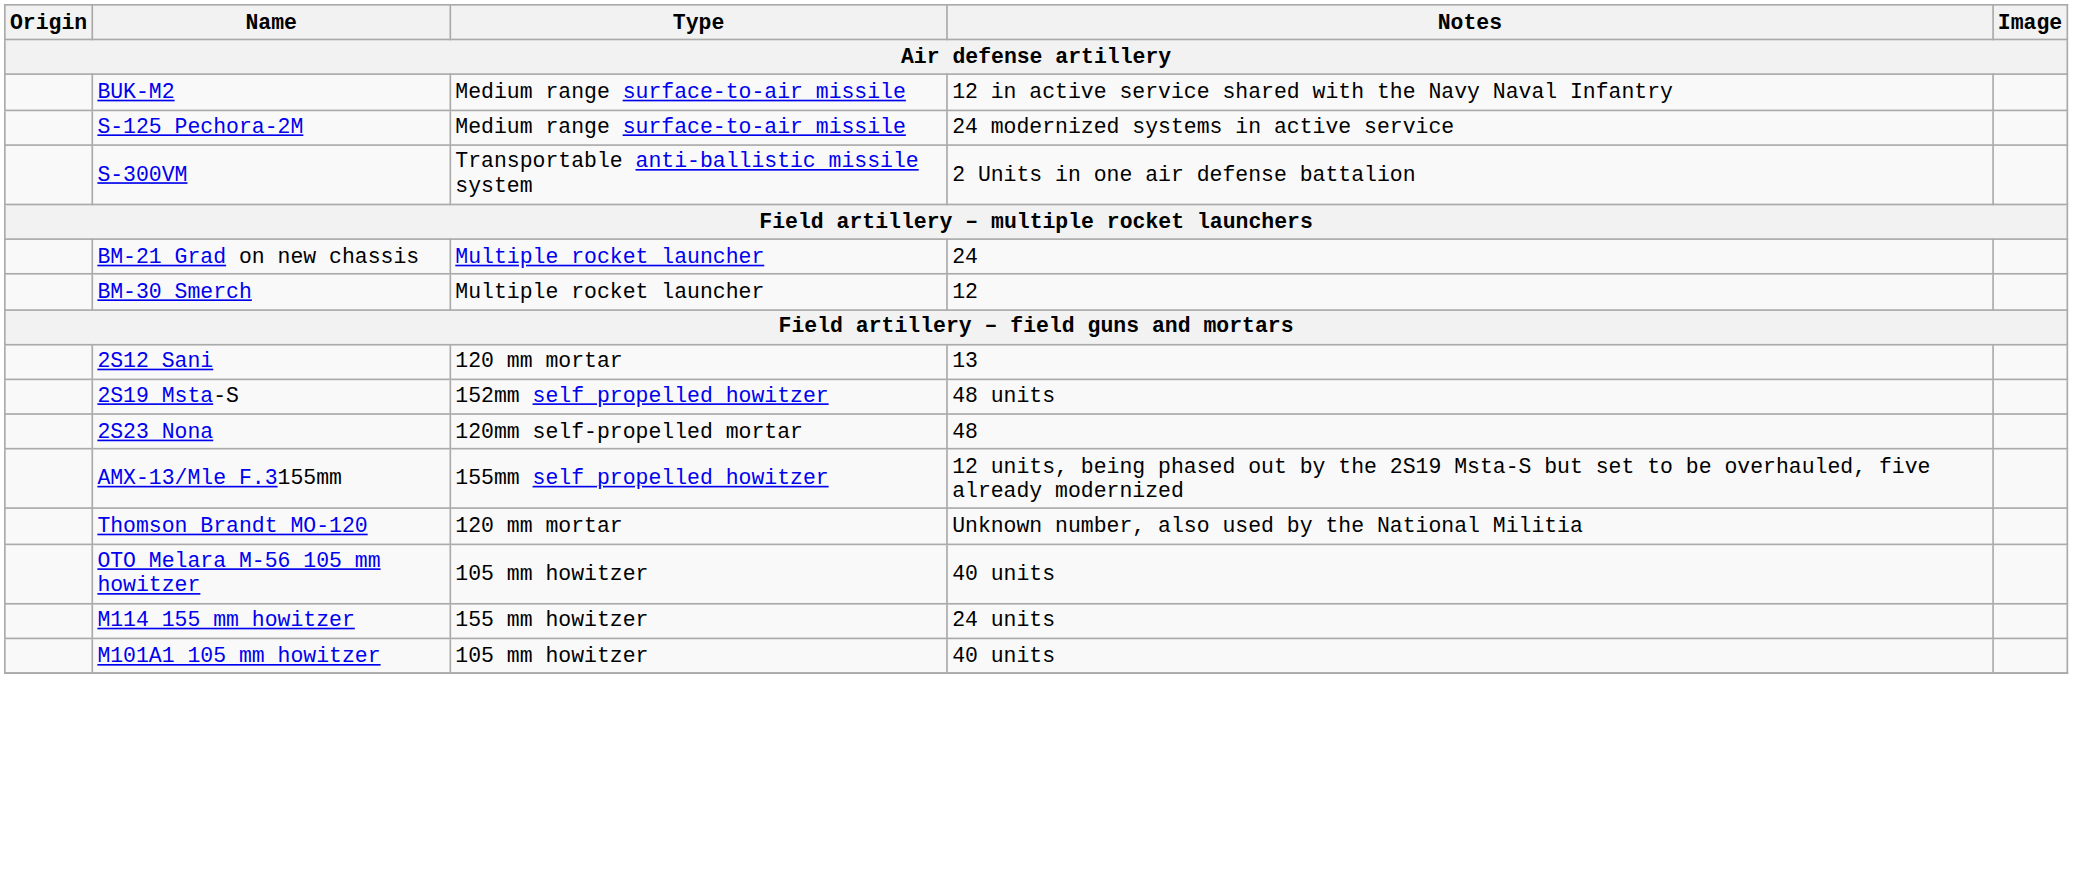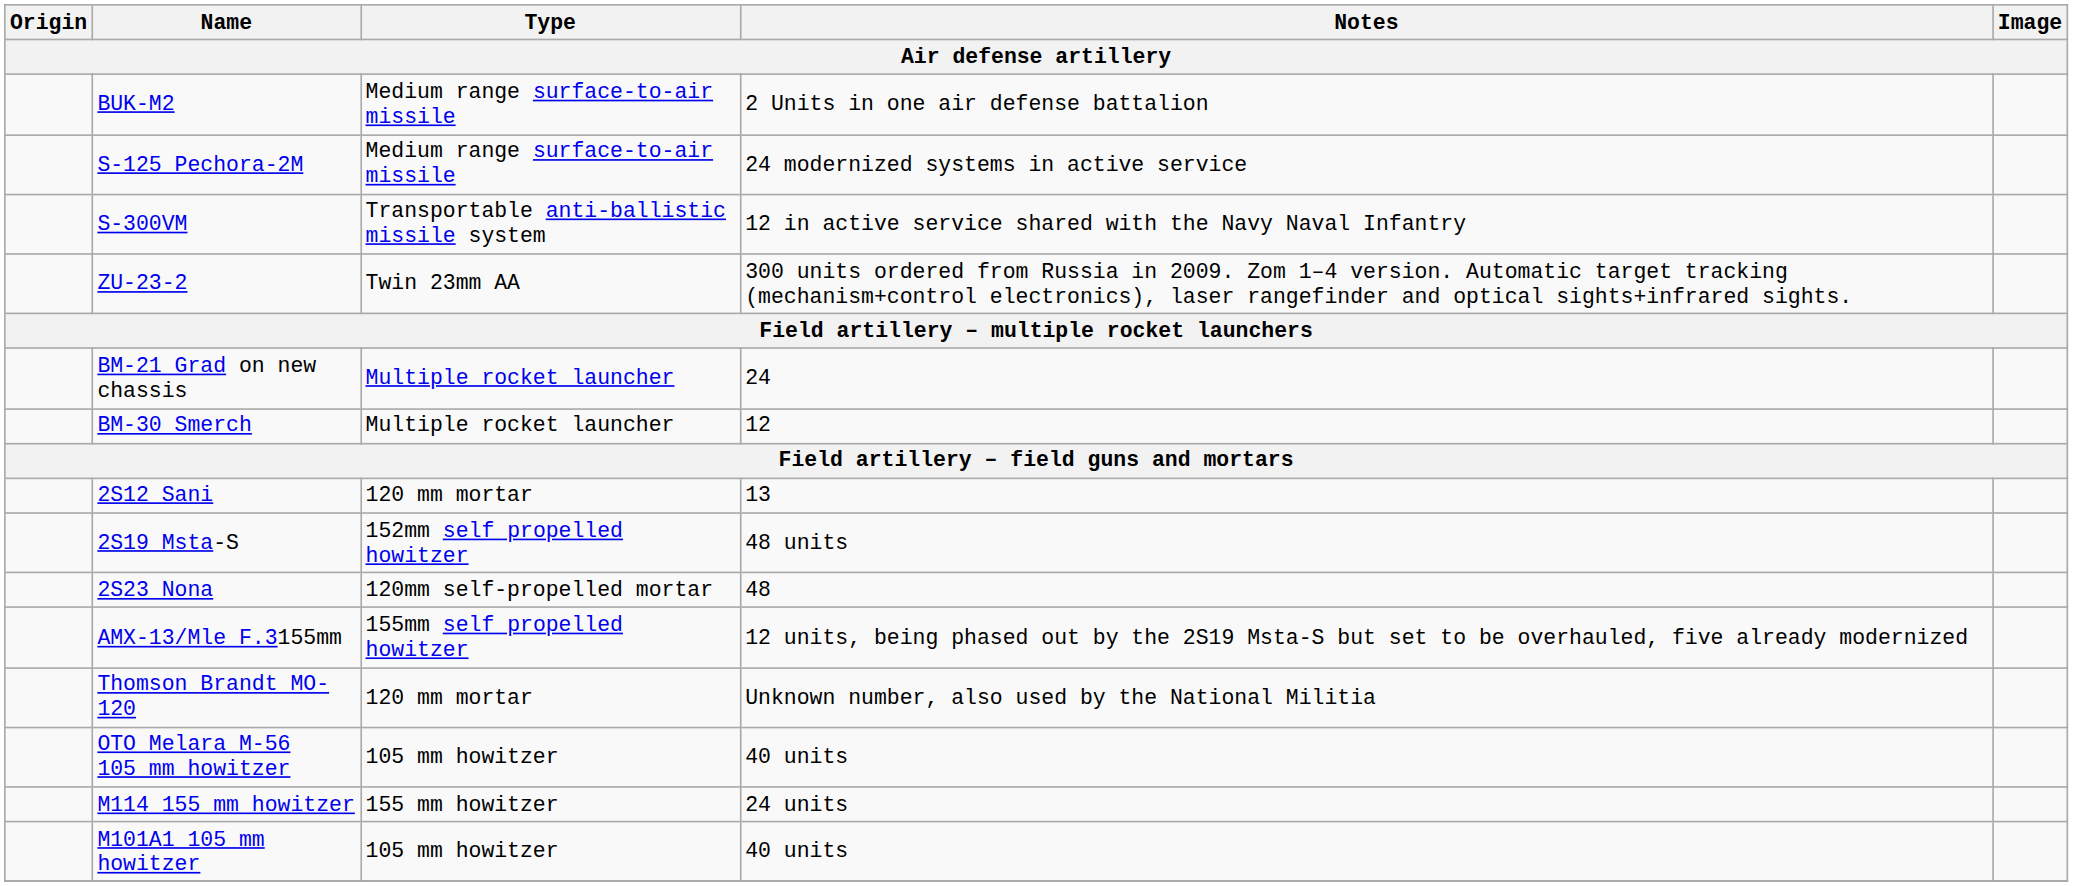(1313, 92) 12 in active service shared with the Navy Naval Infantry -> (977, 105) 2 Units in one air defense battalion
(1184, 175) 2 Units in one air defense battalion -> (1106, 224) 12 in active service shared with the Navy Naval Infantry
+ row: (142, 284)
